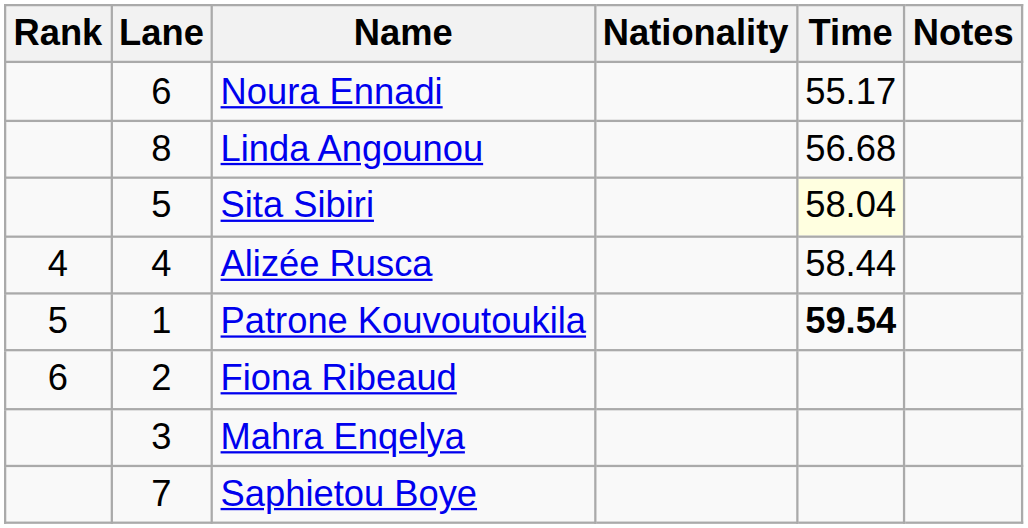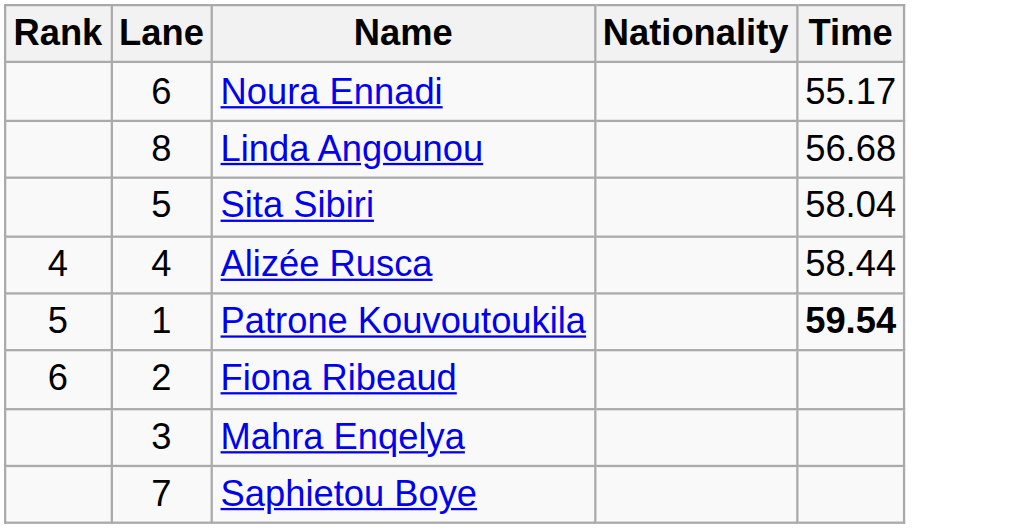- column: (963, 33)
(851, 206) lightyellow background -> (851, 206) no background
